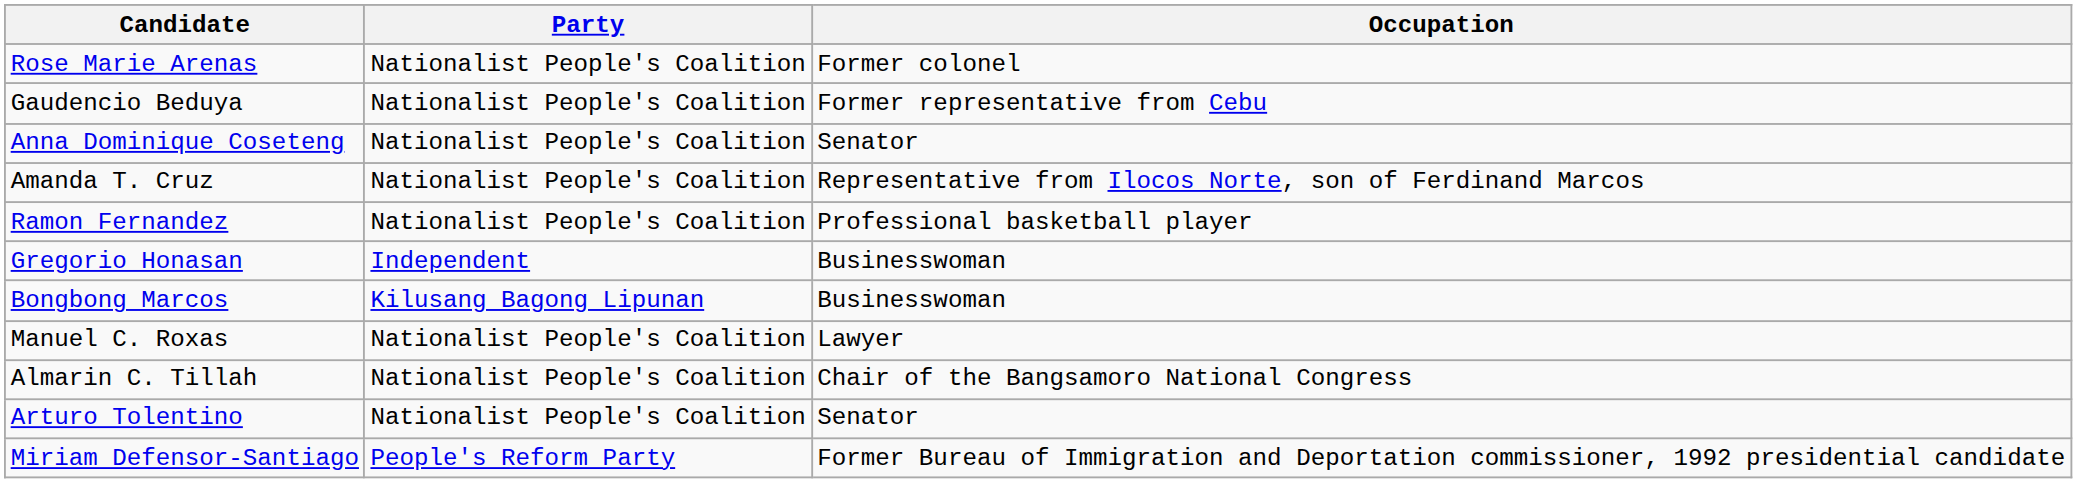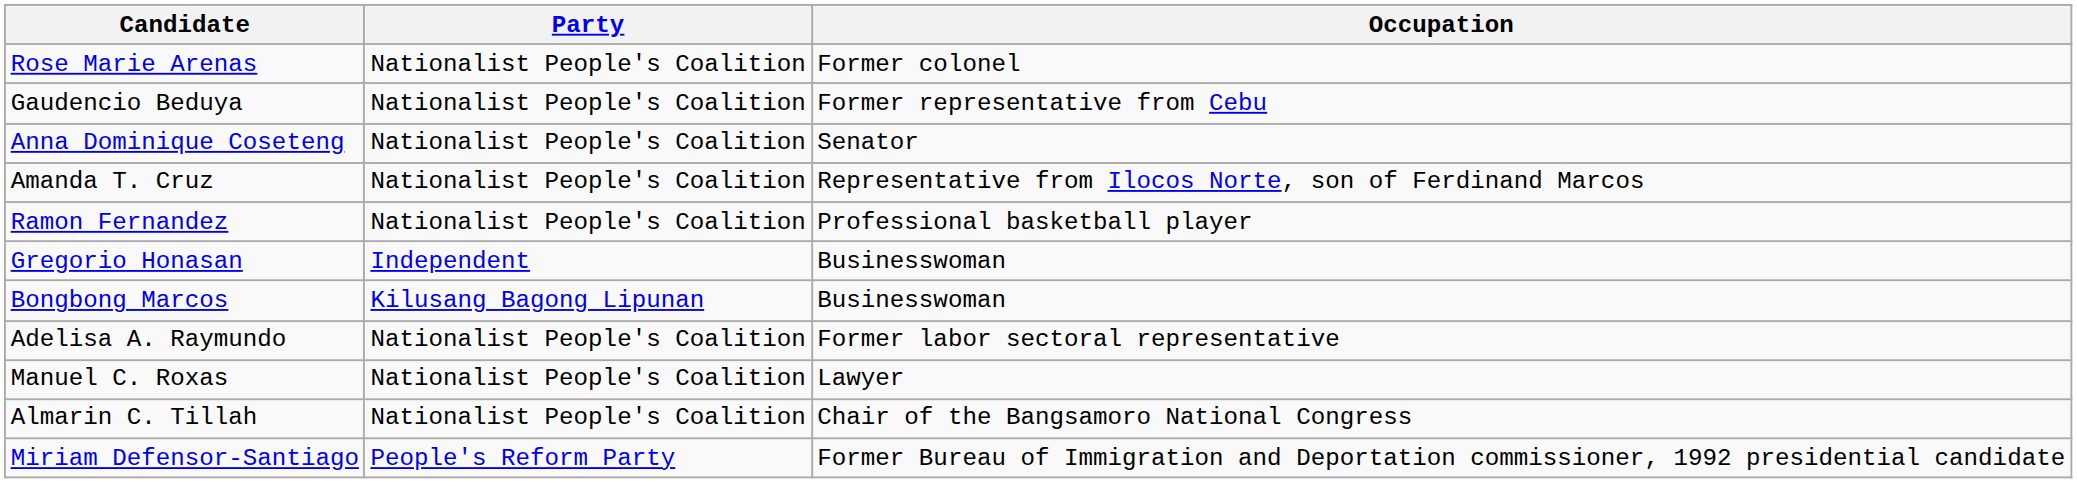+ row: (149, 340)
- row: (127, 419)
